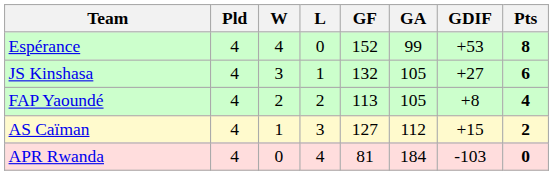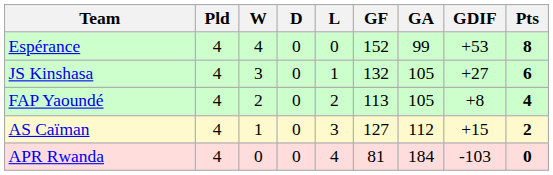+ column: (296, 18)
